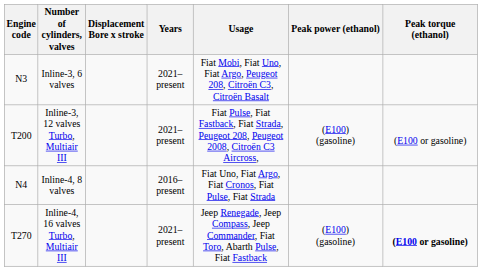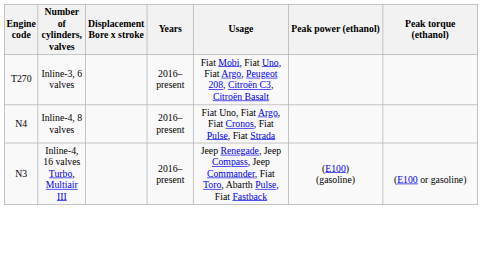(21, 79) N3 -> (21, 79) T270
(170, 79) 2021–present -> (170, 79) 2016–present
- row: (62, 135)
(21, 235) T270 -> (21, 173) N3
(170, 235) 2021–present -> (170, 173) 2016–present
(430, 240) bold -> (430, 179) normal
